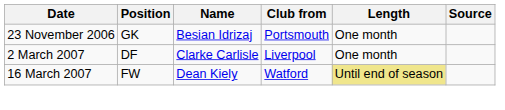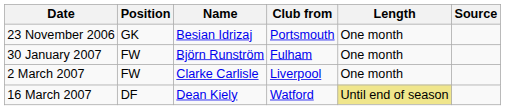+ row: (54, 54)
(129, 54) DF -> (130, 74) FW
(130, 74) FW -> (129, 94) DF
